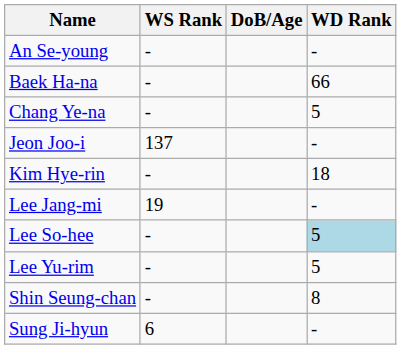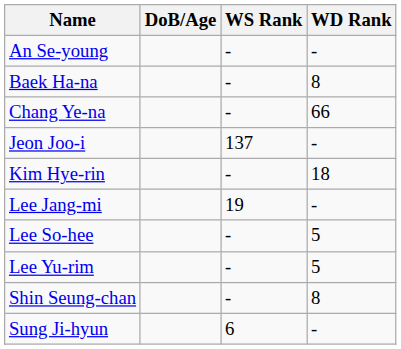columns swapped: (267, 20) <-> (183, 20)
(320, 81) 66 -> (316, 81) 8
(316, 112) 5 -> (320, 112) 66
(316, 235) lightblue background -> (316, 235) no background
